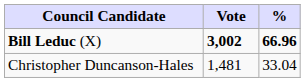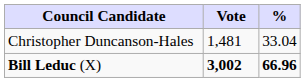rows swapped: (55, 41) <-> (101, 65)
